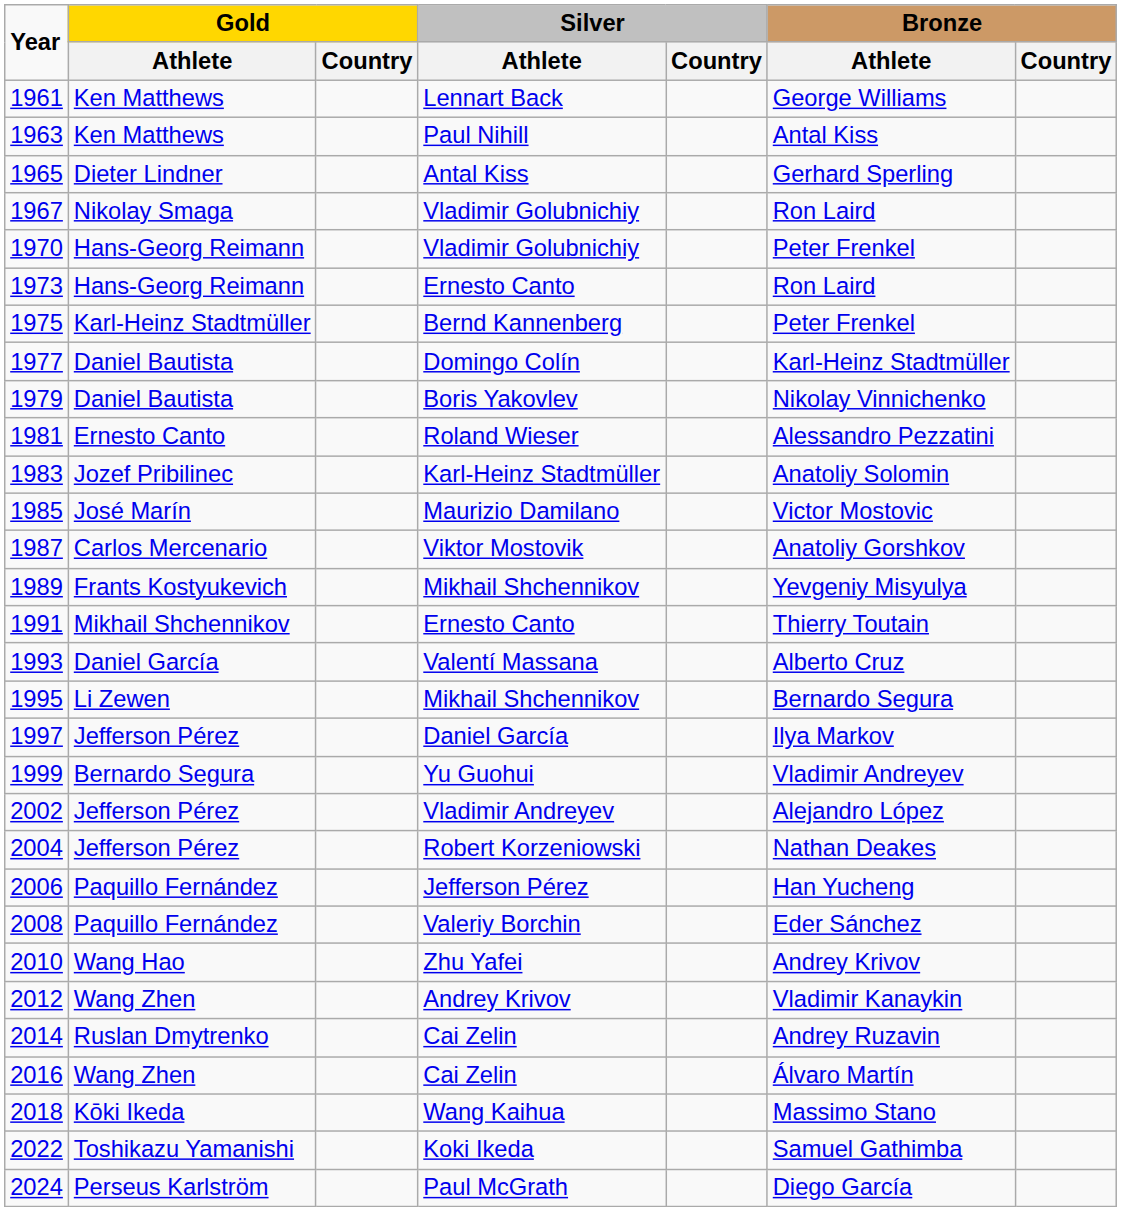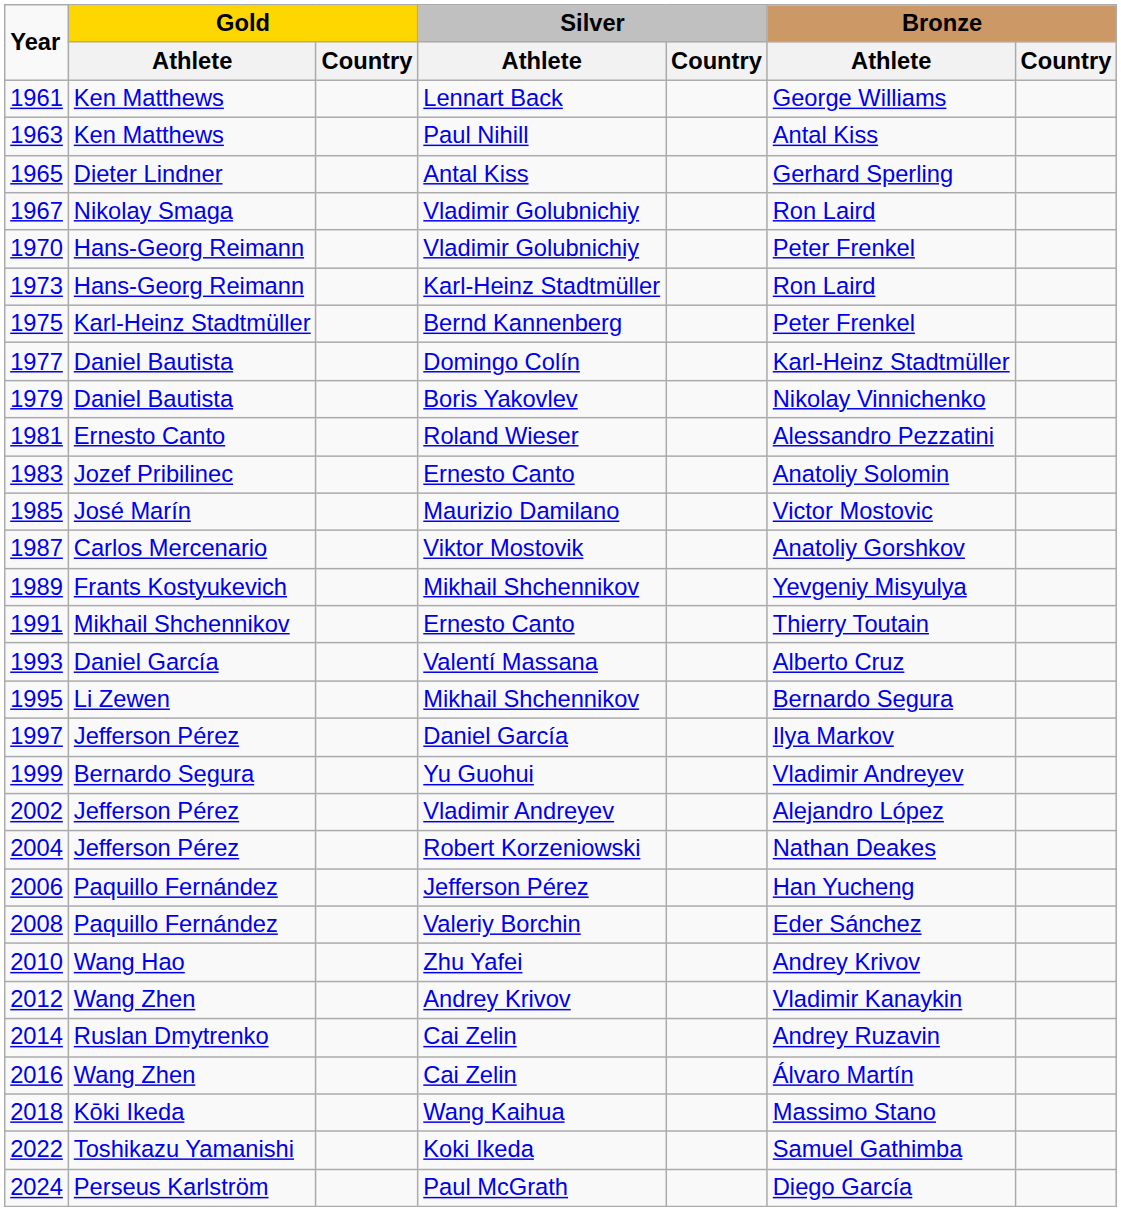(499, 286) Ernesto Canto -> (542, 286) Karl-Heinz Stadtmüller
(542, 473) Karl-Heinz Stadtmüller -> (499, 473) Ernesto Canto
